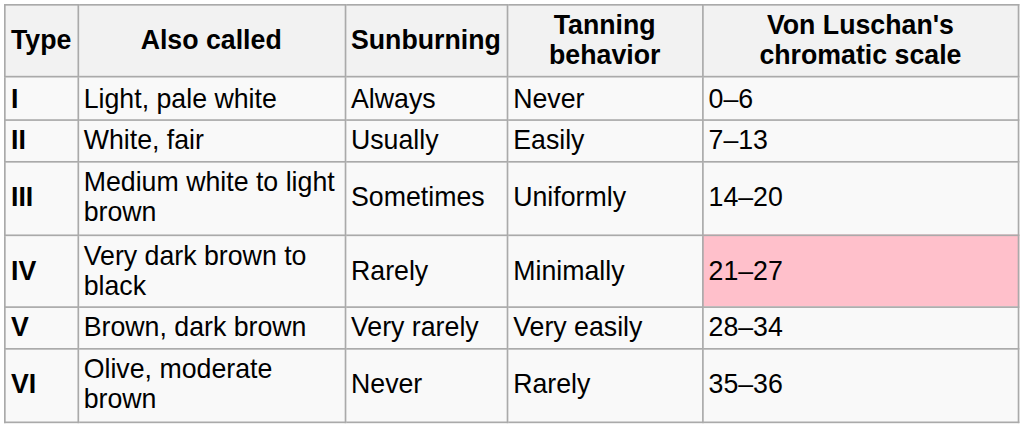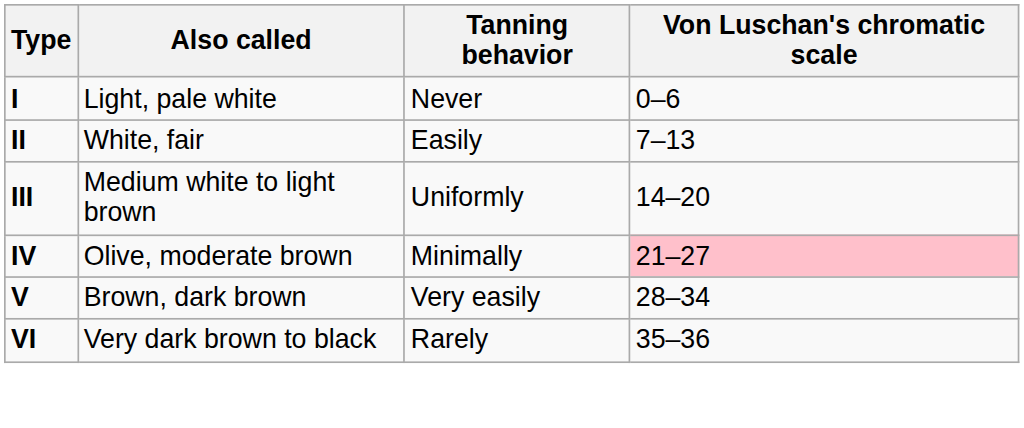- column: (426, 40)
(195, 270) Very dark brown to black -> (218, 255) Olive, moderate brown
(178, 385) Olive, moderate brown -> (230, 340) Very dark brown to black
